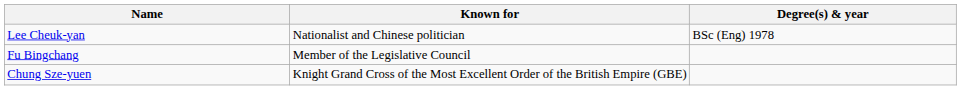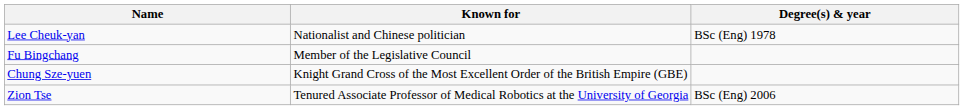+ row: (29, 94)
